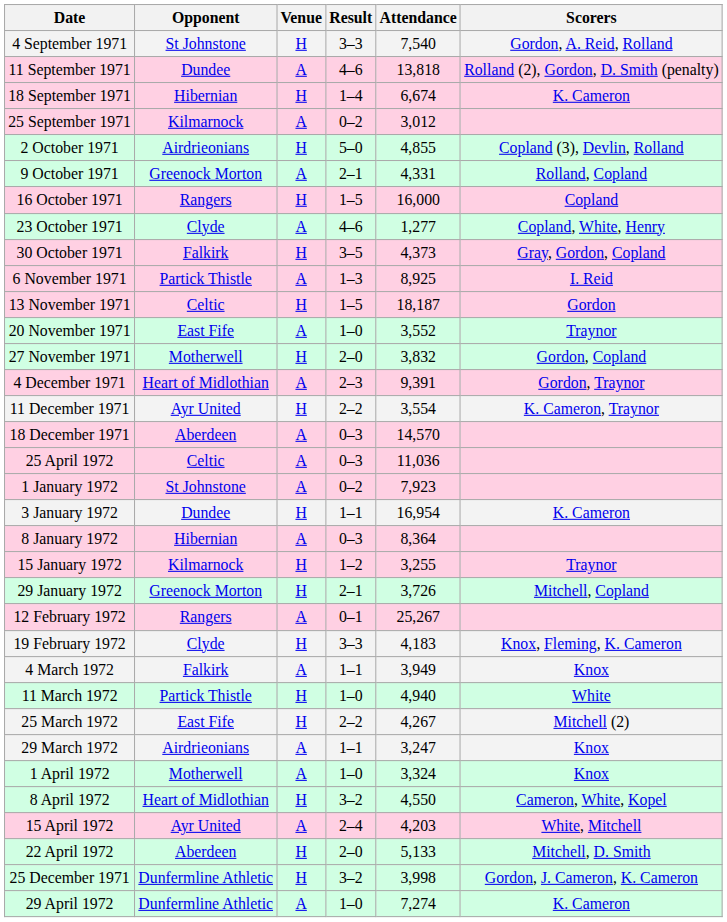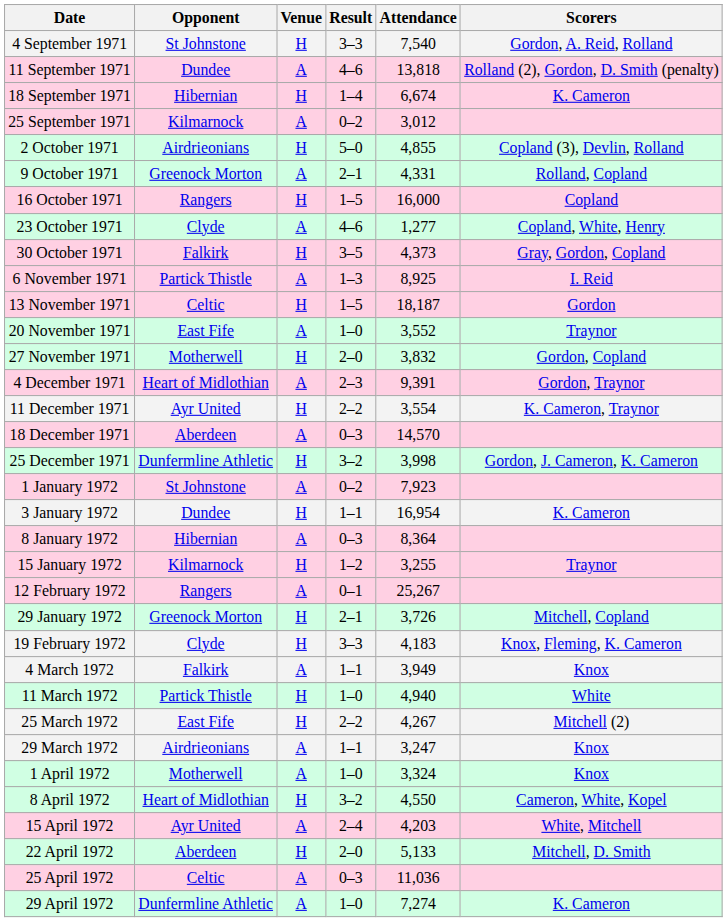rows swapped: (70, 877) <-> (70, 460)
rows swapped: (70, 591) <-> (70, 617)
